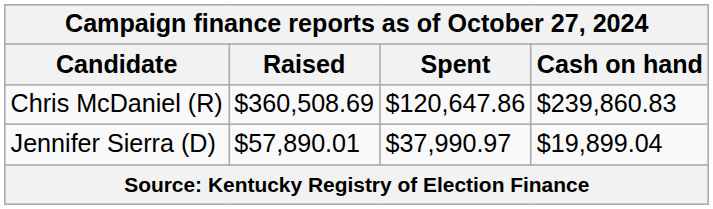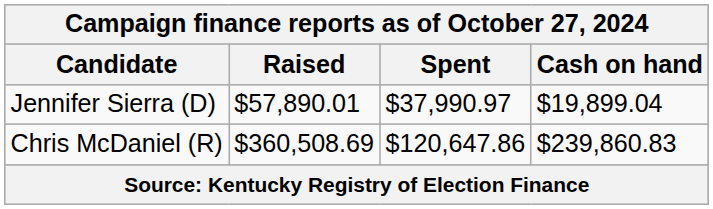rows swapped: (113, 143) <-> (117, 104)
